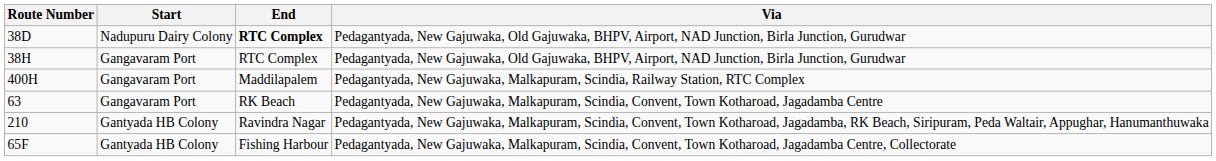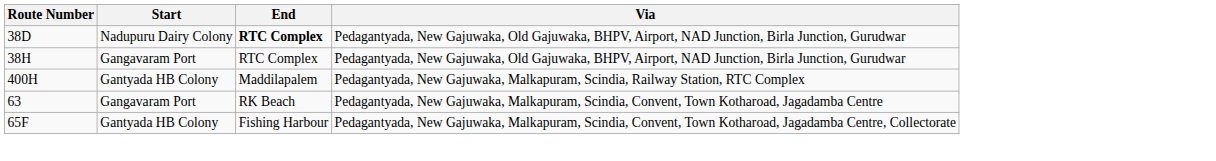(148, 79) Gangavaram Port -> (159, 79) Gantyada HB Colony
- row: (18, 123)
